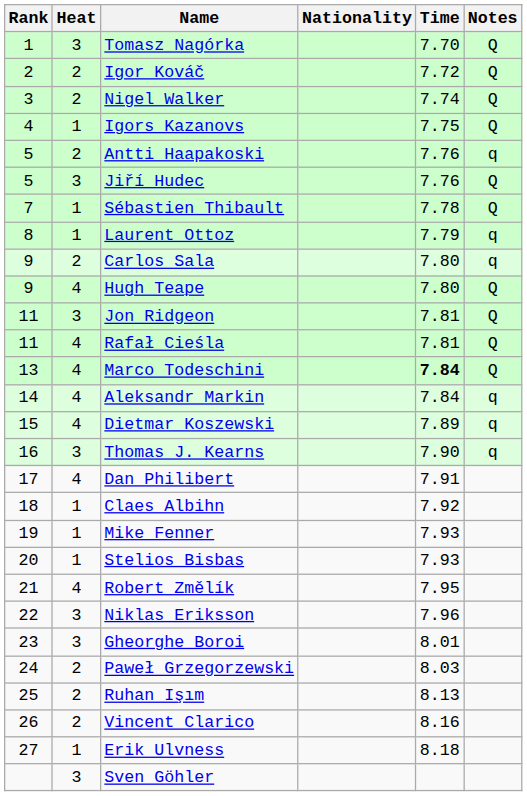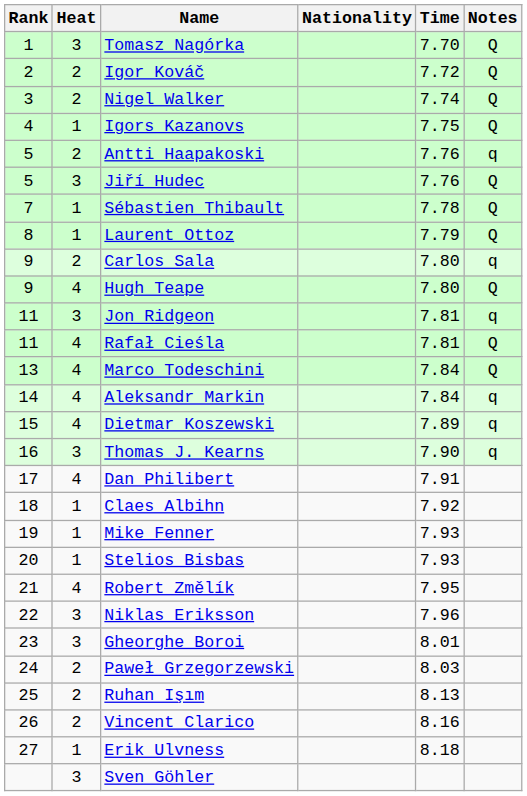(493, 235) q -> (493, 235) Q
(493, 317) Q -> (493, 317) q
(440, 371) bold -> (440, 371) normal
